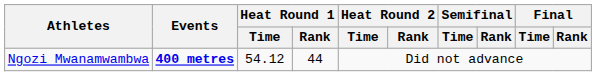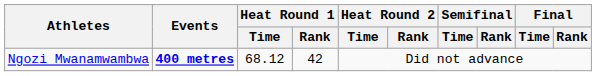(265, 59) 54.12 -> (265, 59) 68.12
(315, 59) 44 -> (315, 59) 42
